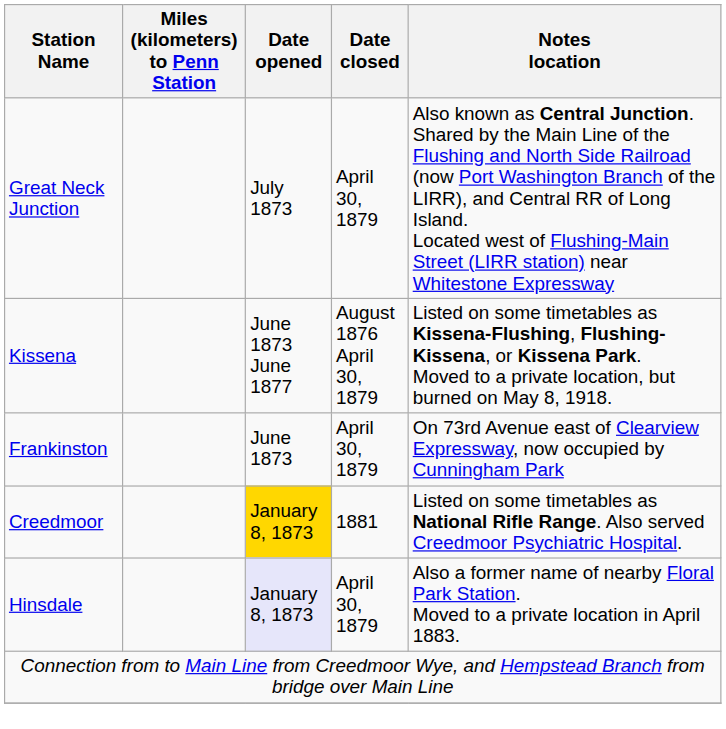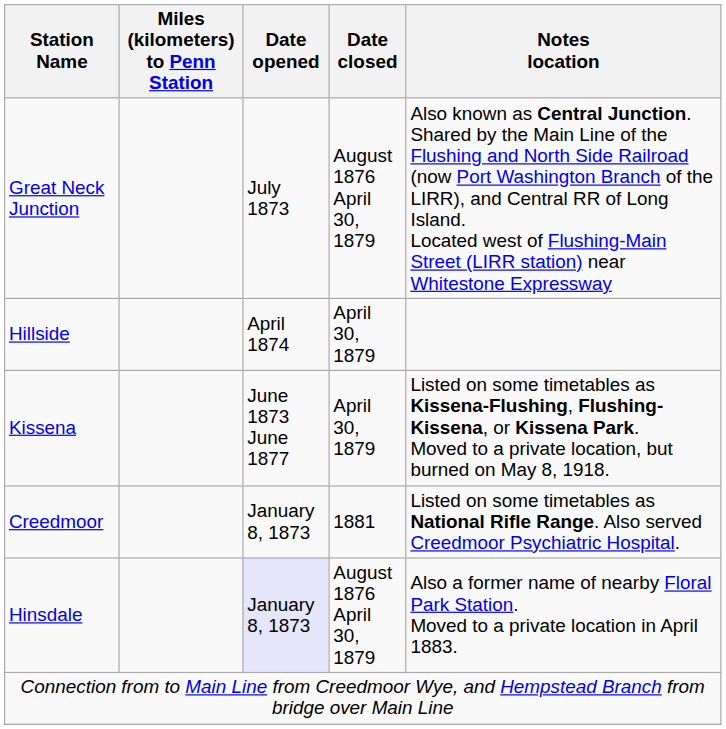(357, 198) April 30, 1879 -> (363, 198) August 1876 April 30, 1879
+ row: (39, 334)
(365, 355) August 1876 April 30, 1879 -> (354, 427) April 30, 1879
- row: (58, 449)
(284, 521) gold background -> (281, 521) no background
(357, 604) April 30, 1879 -> (363, 615) August 1876 April 30, 1879
